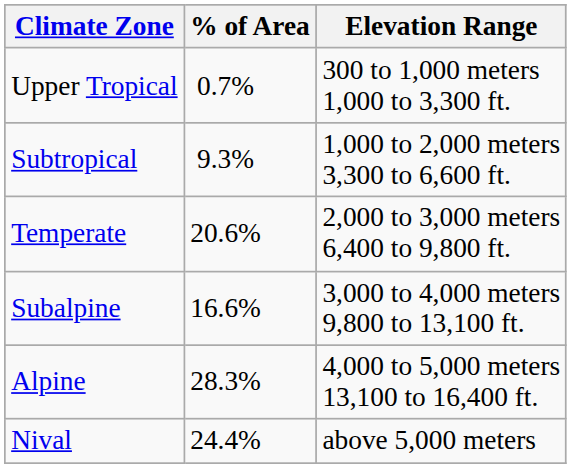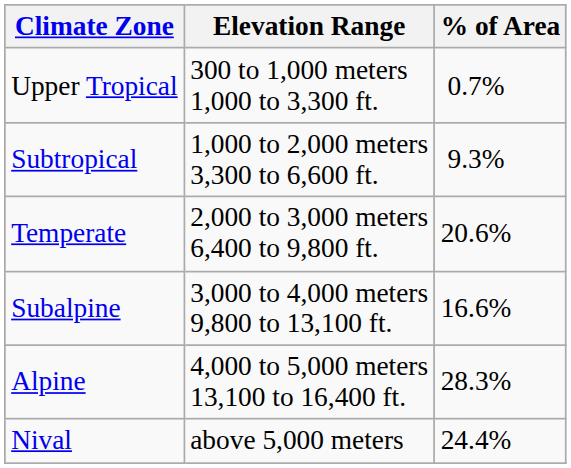columns swapped: (441, 26) <-> (250, 26)
